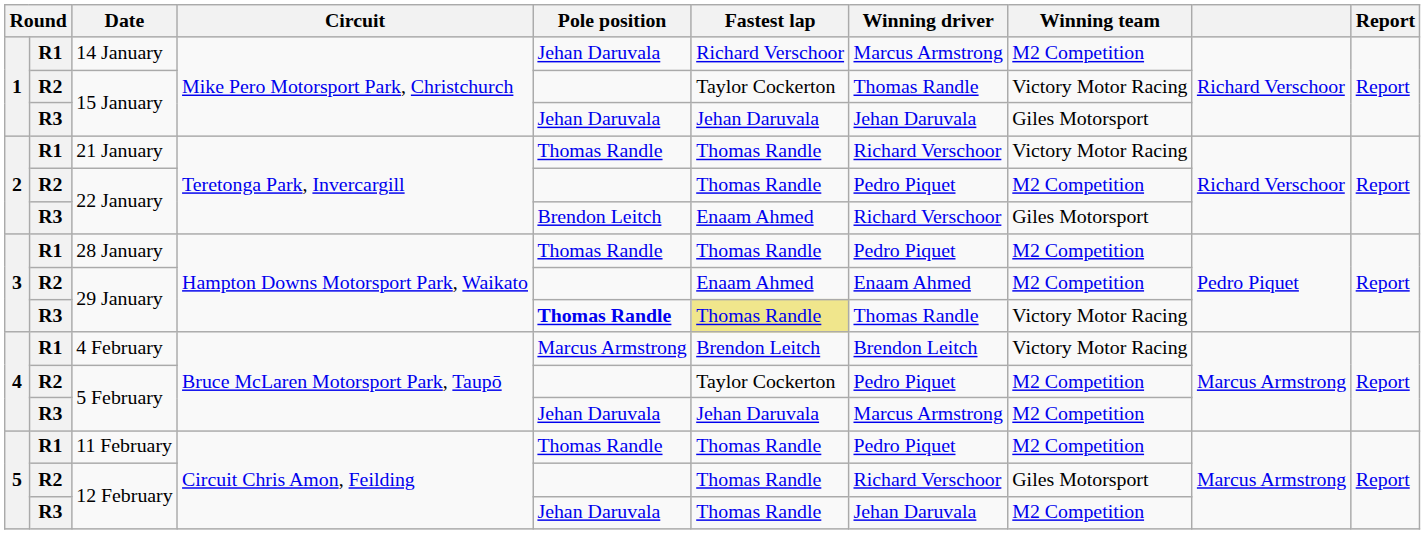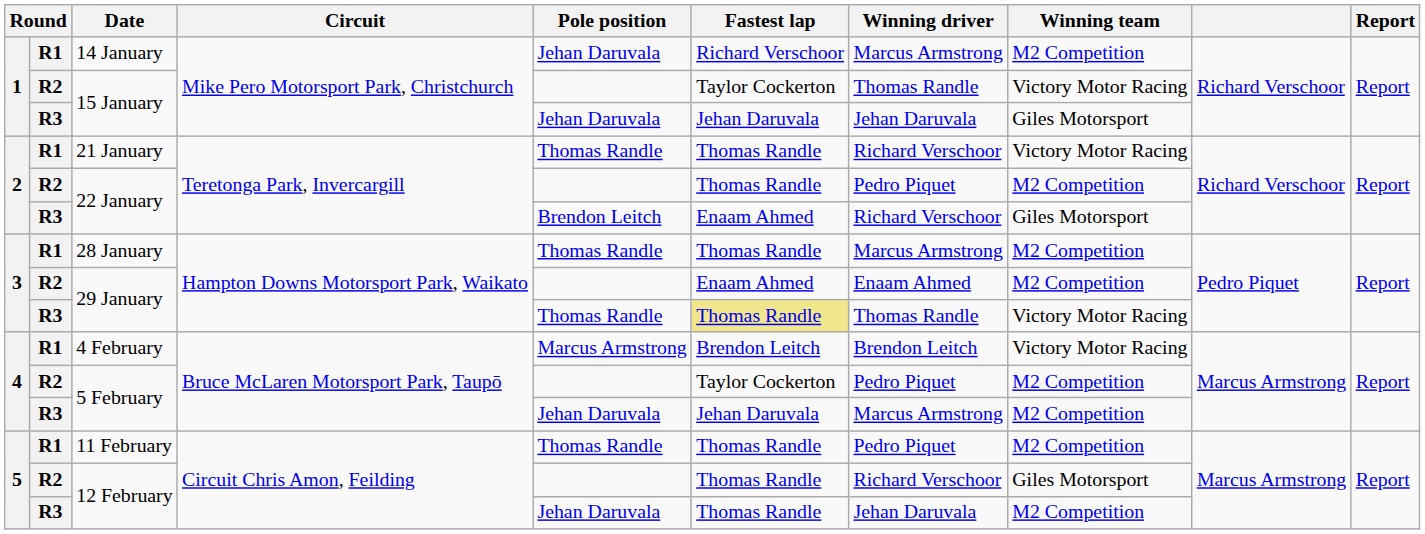(904, 249) Pedro Piquet -> (928, 249) Marcus Armstrong
(604, 315) bold -> (600, 315) normal
